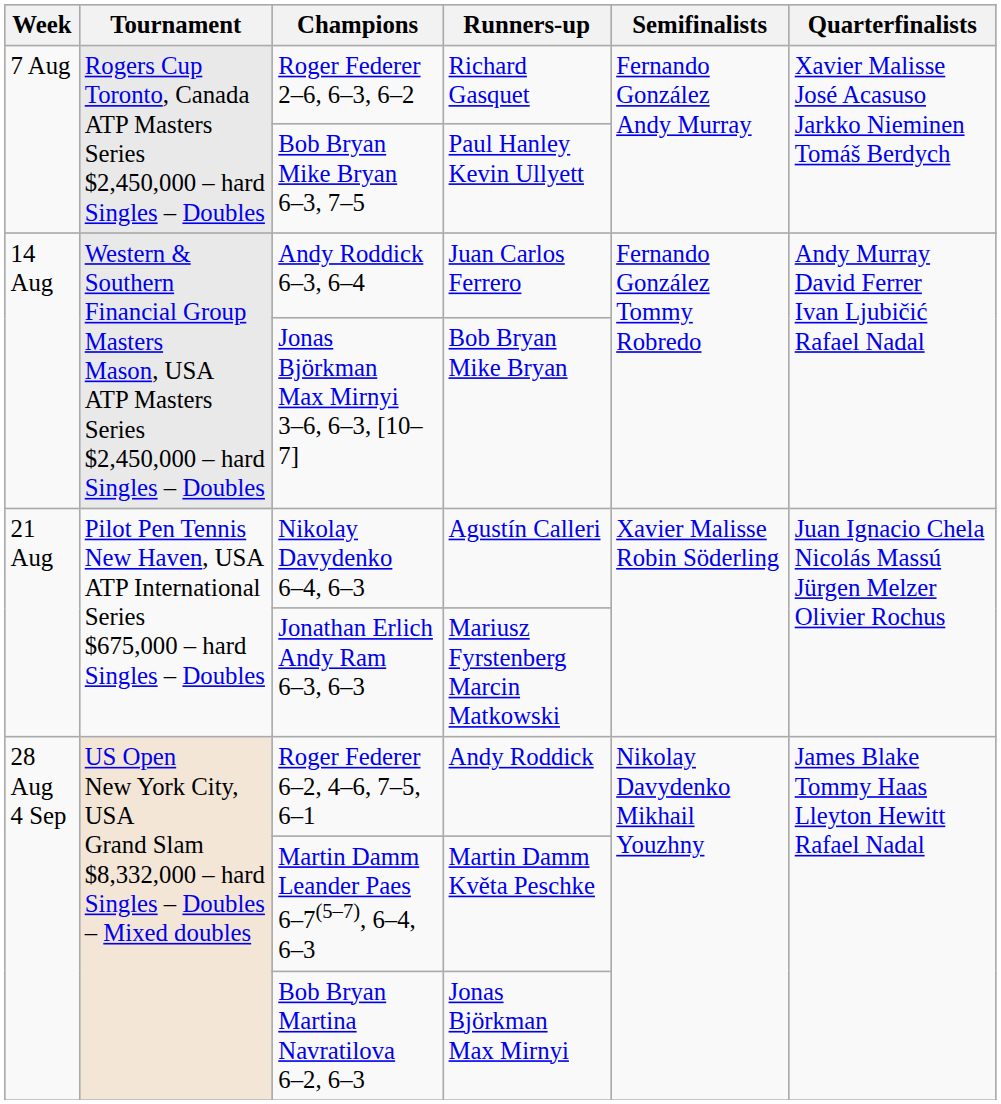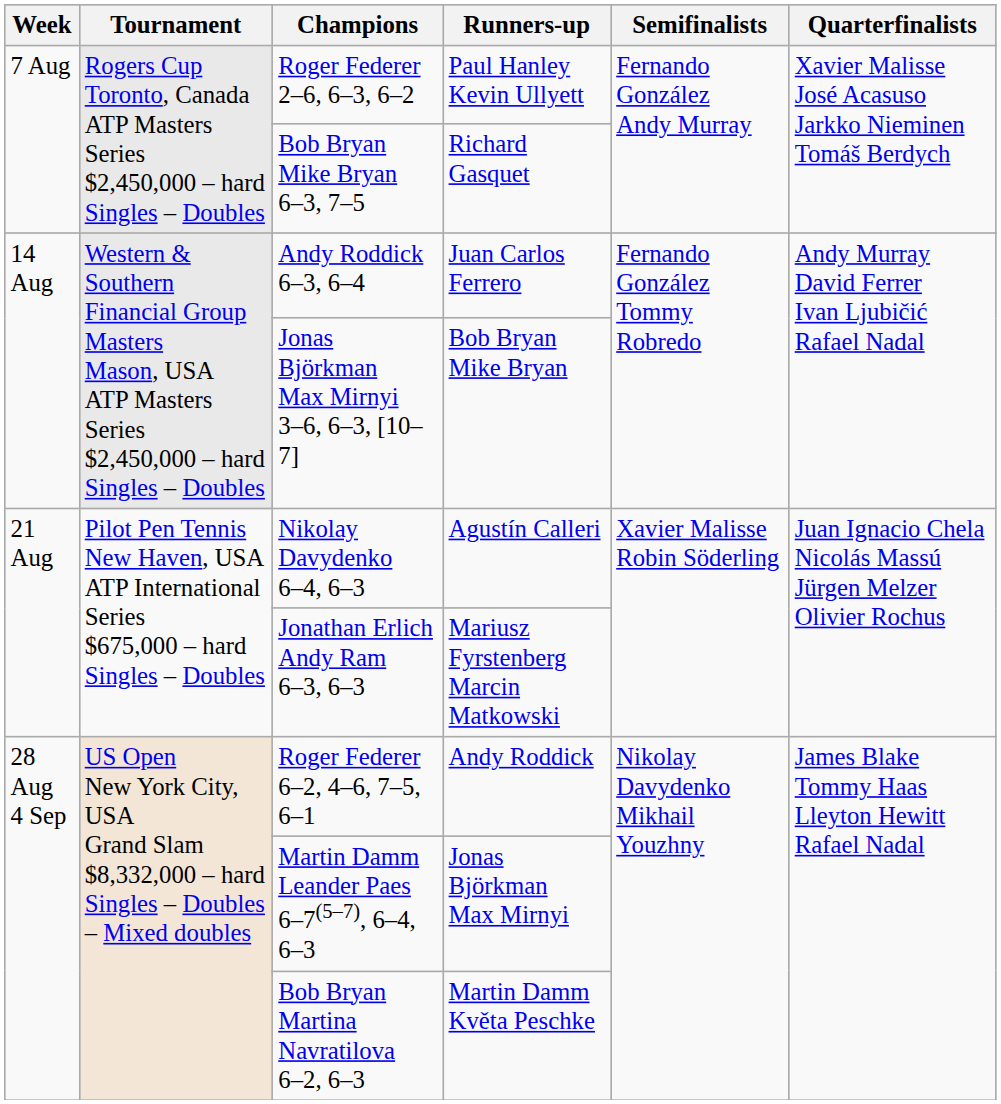(489, 80) Richard Gasquet -> (516, 80) Paul Hanley Kevin Ullyett
(516, 158) Paul Hanley Kevin Ullyett -> (489, 158) Richard Gasquet
(522, 871) Martin Damm Květa Peschke -> (509, 886) Jonas Björkman Max Mirnyi
(509, 1020) Jonas Björkman Max Mirnyi -> (522, 1005) Martin Damm Květa Peschke
